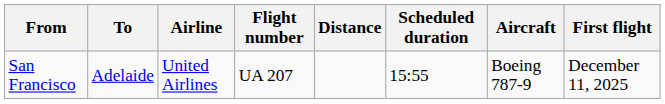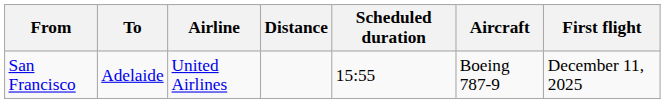- column: (274, 27)
